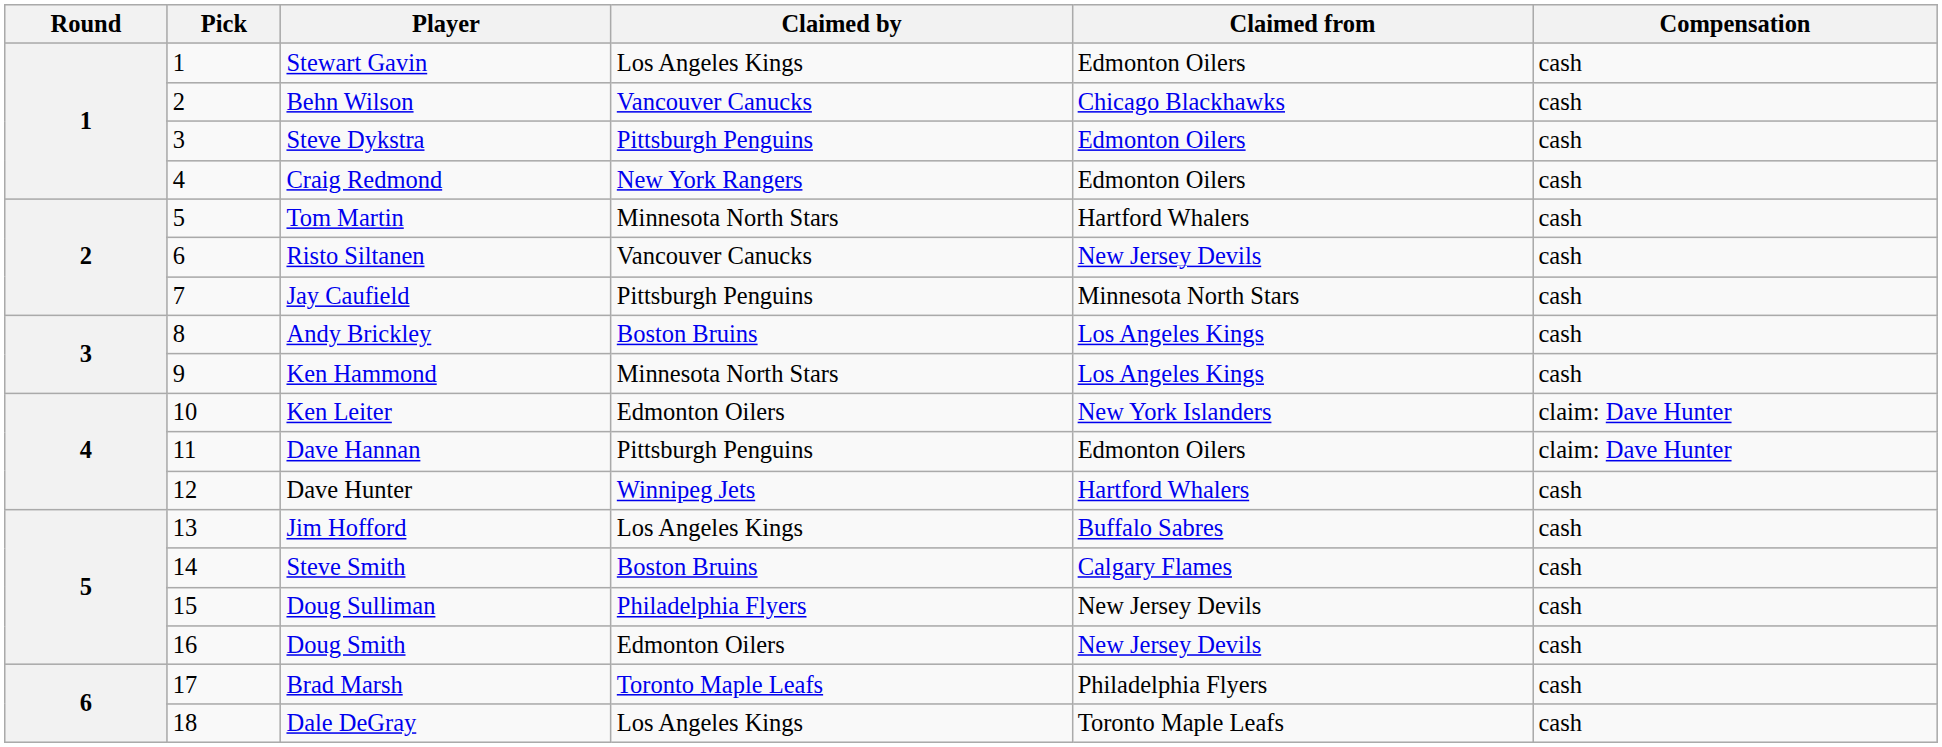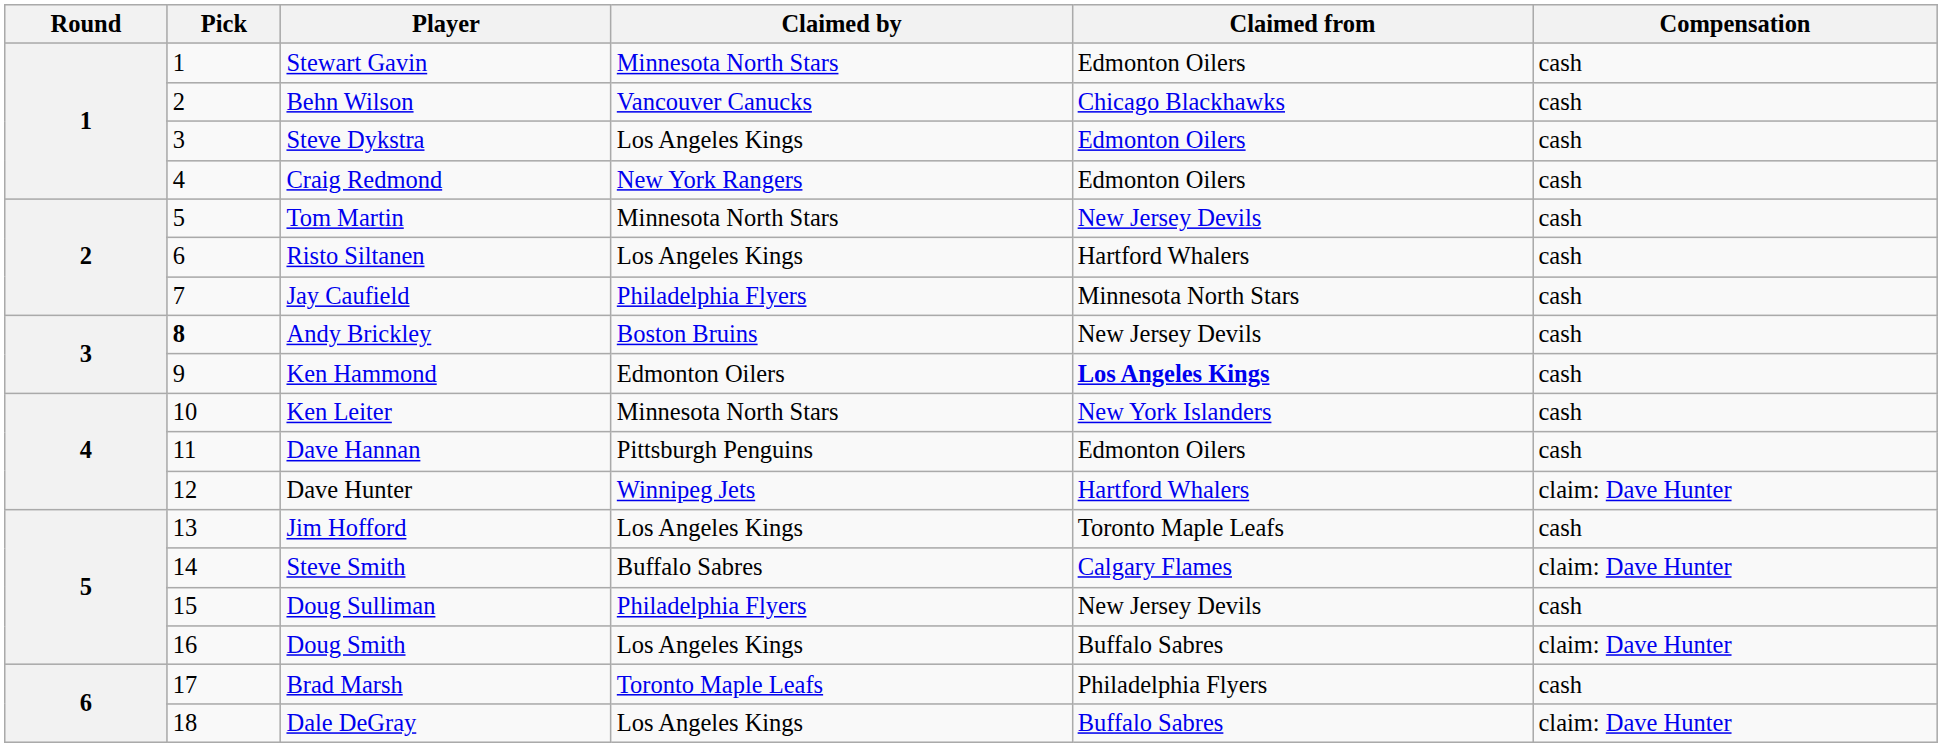(710, 62) Los Angeles Kings -> (728, 62) Minnesota North Stars
(715, 140) Pittsburgh Penguins -> (710, 140) Los Angeles Kings
(1163, 218) Hartford Whalers -> (1169, 218) New Jersey Devils
(714, 256) Vancouver Canucks -> (710, 256) Los Angeles Kings
(1169, 256) New Jersey Devils -> (1163, 256) Hartford Whalers
(715, 295) Pittsburgh Penguins -> (712, 295) Philadelphia Flyers
(179, 334) normal -> (179, 334) bold
(1171, 334) Los Angeles Kings -> (1169, 334) New Jersey Devils
(728, 373) Minnesota North Stars -> (701, 373) Edmonton Oilers
(1171, 373) normal -> (1174, 373) bold
(701, 412) Edmonton Oilers -> (728, 412) Minnesota North Stars
(1635, 412) claim: Dave Hunter -> (1560, 412) cash
(1635, 450) claim: Dave Hunter -> (1560, 450) cash
(1560, 489) cash -> (1635, 489) claim: Dave Hunter
(1151, 528) Buffalo Sabres -> (1181, 528) Toronto Maple Leafs
(687, 567) Boston Bruins -> (690, 567) Buffalo Sabres
(1560, 567) cash -> (1635, 567) claim: Dave Hunter
(701, 645) Edmonton Oilers -> (710, 645) Los Angeles Kings
(1169, 645) New Jersey Devils -> (1151, 645) Buffalo Sabres
(1560, 645) cash -> (1635, 645) claim: Dave Hunter
(1181, 722) Toronto Maple Leafs -> (1151, 722) Buffalo Sabres
(1560, 722) cash -> (1635, 722) claim: Dave Hunter
